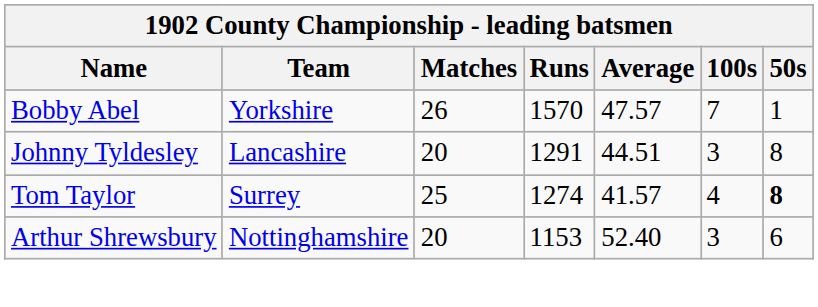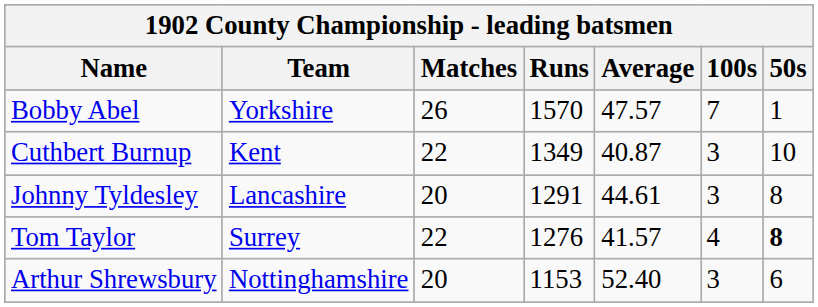+ row: (101, 152)
(631, 152) 44.51 -> (631, 195) 44.61
(434, 195) 25 -> (434, 237) 22
(556, 195) 1274 -> (556, 237) 1276
